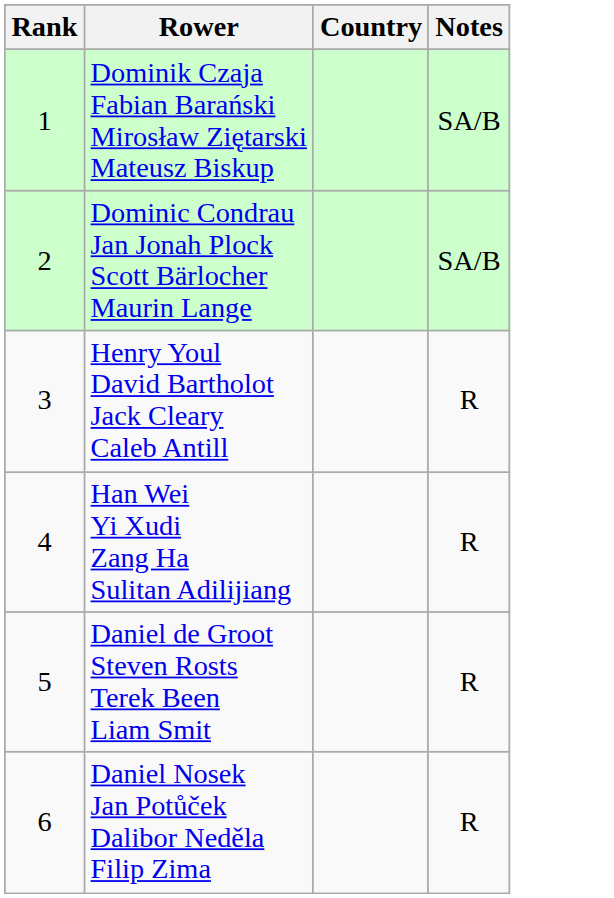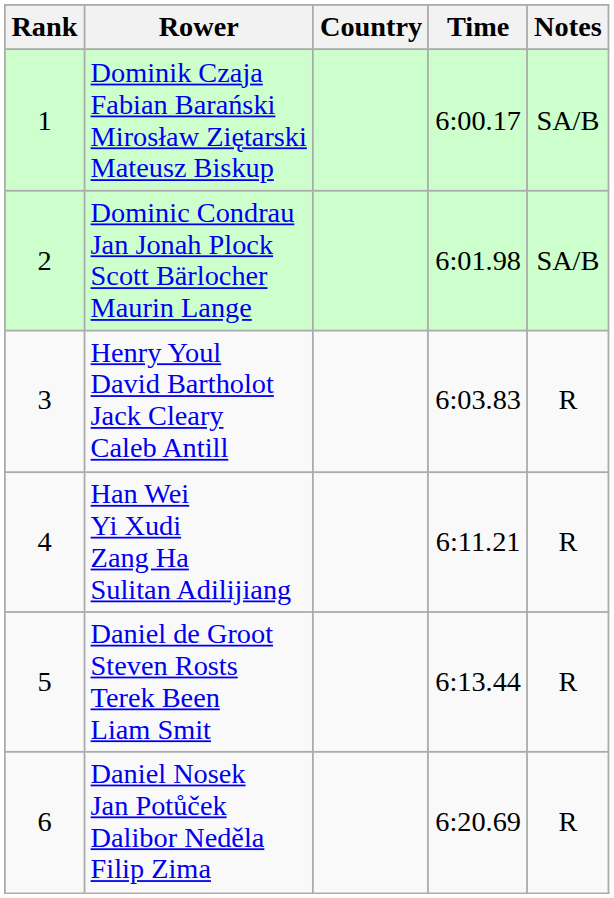+ column: (478, 26)
